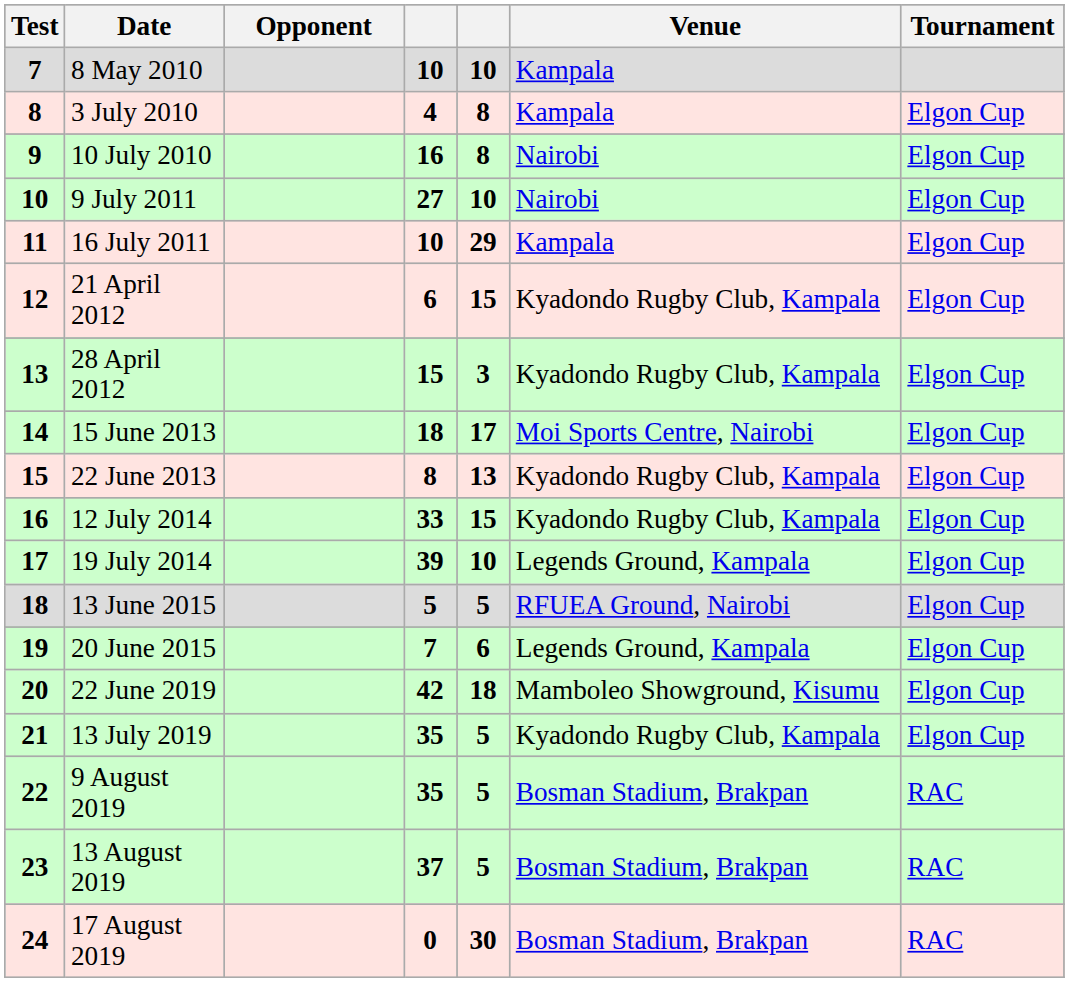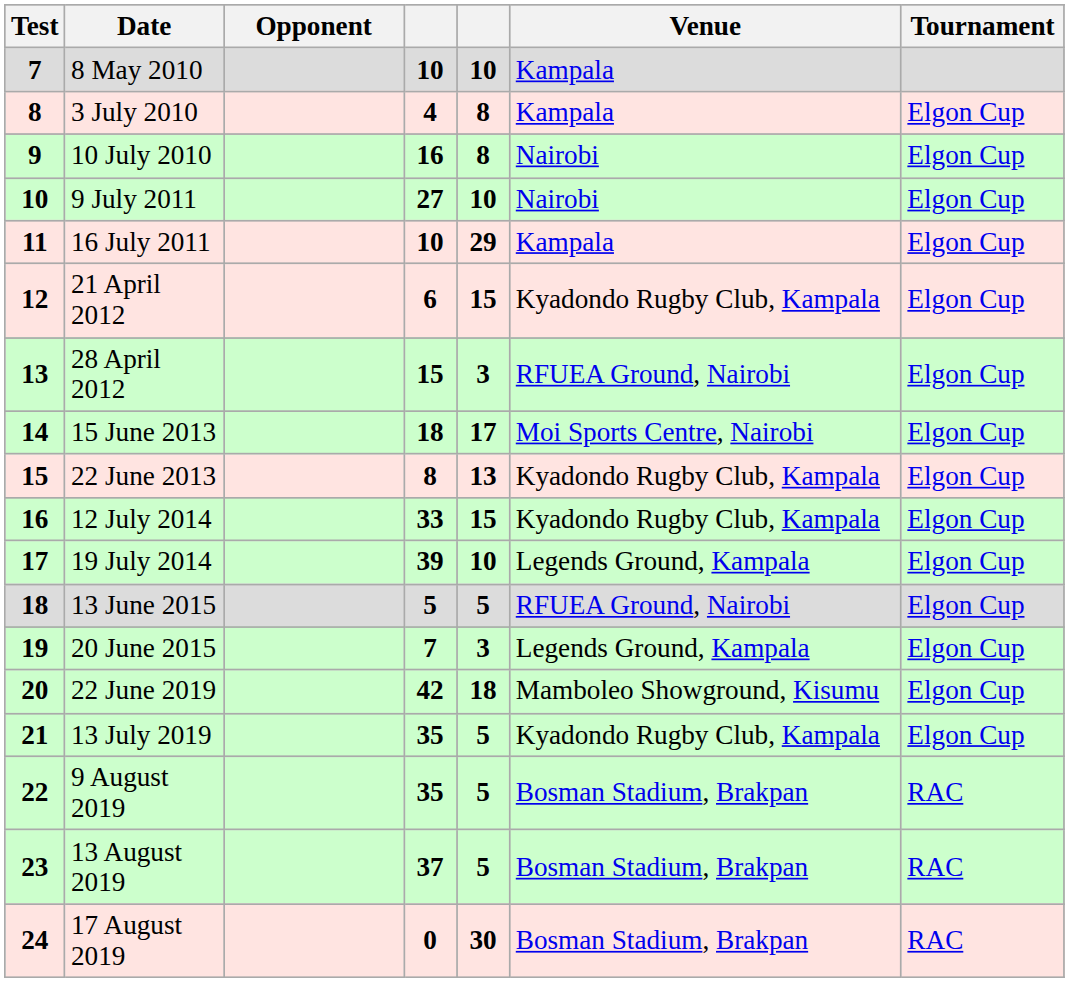(698, 373) Kyadondo Rugby Club, Kampala -> (653, 373) RFUEA Ground, Nairobi
(483, 648) 6 -> (483, 648) 3
